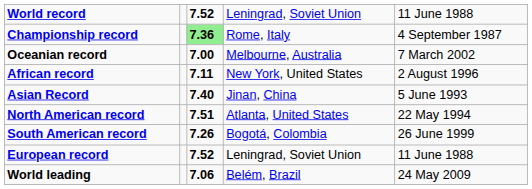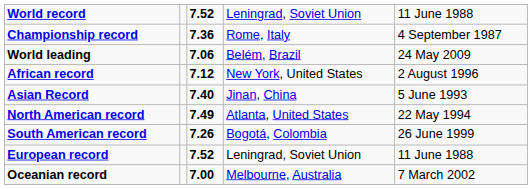(202, 34) lightgreen background -> (202, 34) no background
rows swapped: (49, 174) <-> (57, 54)
(201, 74) 7.11 -> (202, 74) 7.12
(202, 114) 7.51 -> (202, 114) 7.49
